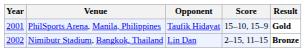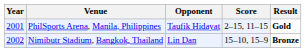(246, 26) 15–10, 15–9 -> (246, 26) 2–15, 11–15
(246, 41) 2–15, 11–15 -> (246, 41) 15–10, 15–9
